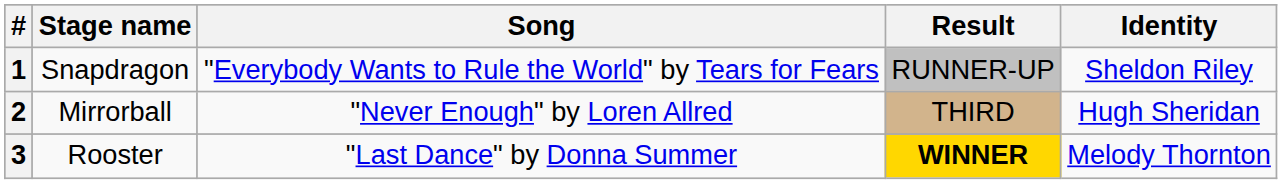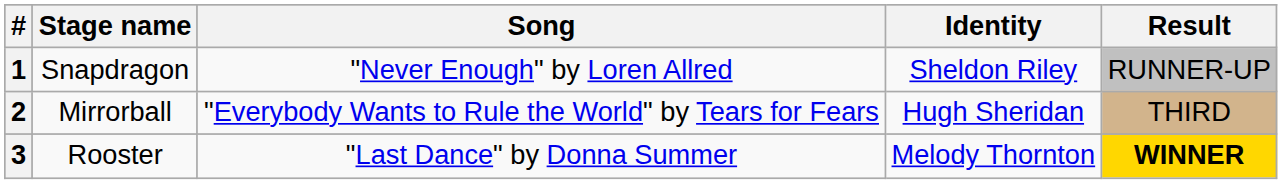columns swapped: (1169, 26) <-> (973, 26)
(541, 69) "Everybody Wants to Rule the World" by Tears for Fears -> (541, 69) "Never Enough" by Loren Allred
(541, 112) "Never Enough" by Loren Allred -> (541, 112) "Everybody Wants to Rule the World" by Tears for Fears
